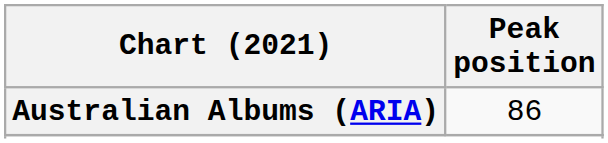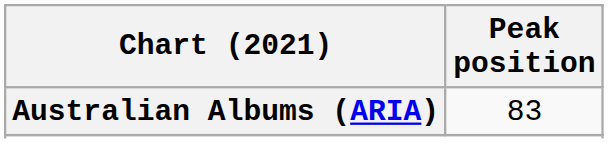(524, 112) 86 -> (524, 112) 83
